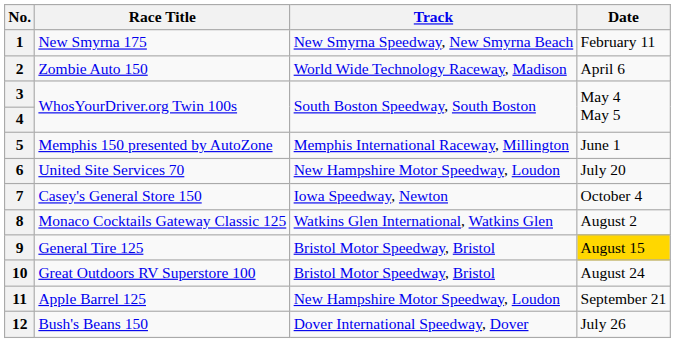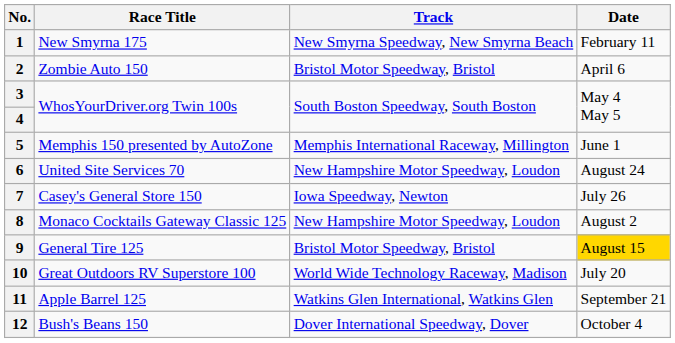(430, 68) World Wide Technology Raceway, Madison -> (394, 68) Bristol Motor Speedway, Bristol
(603, 170) July 20 -> (613, 170) August 24
(611, 195) October 4 -> (603, 195) July 26
(423, 221) Watkins Glen International, Watkins Glen -> (427, 221) New Hampshire Motor Speedway, Loudon
(394, 272) Bristol Motor Speedway, Bristol -> (430, 272) World Wide Technology Raceway, Madison
(613, 272) August 24 -> (603, 272) July 20
(427, 298) New Hampshire Motor Speedway, Loudon -> (423, 298) Watkins Glen International, Watkins Glen
(603, 323) July 26 -> (611, 323) October 4
